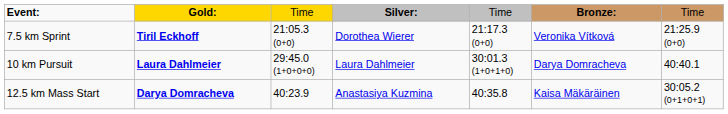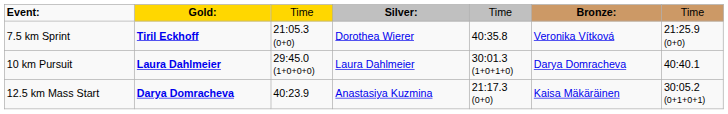(490, 36) 21:17.3 (0+0) -> (490, 36) 40:35.8
(490, 94) 40:35.8 -> (490, 94) 21:17.3 (0+0)
